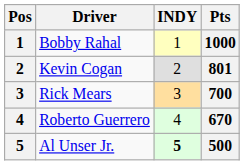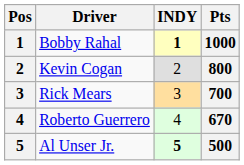(177, 42) normal -> (177, 42) bold
(220, 68) 801 -> (220, 68) 800
